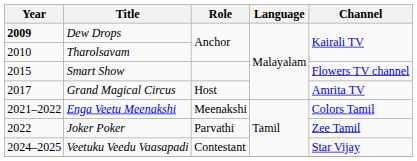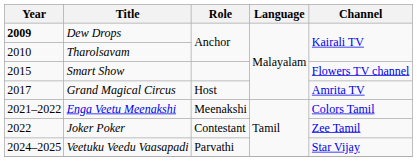(214, 128) Parvathi -> (220, 128) Contestant
(220, 147) Contestant -> (214, 147) Parvathi
